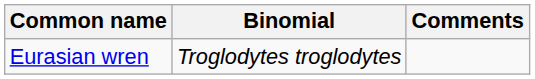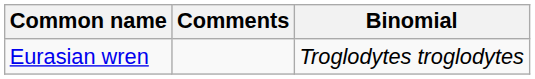columns swapped: (289, 21) <-> (468, 21)
